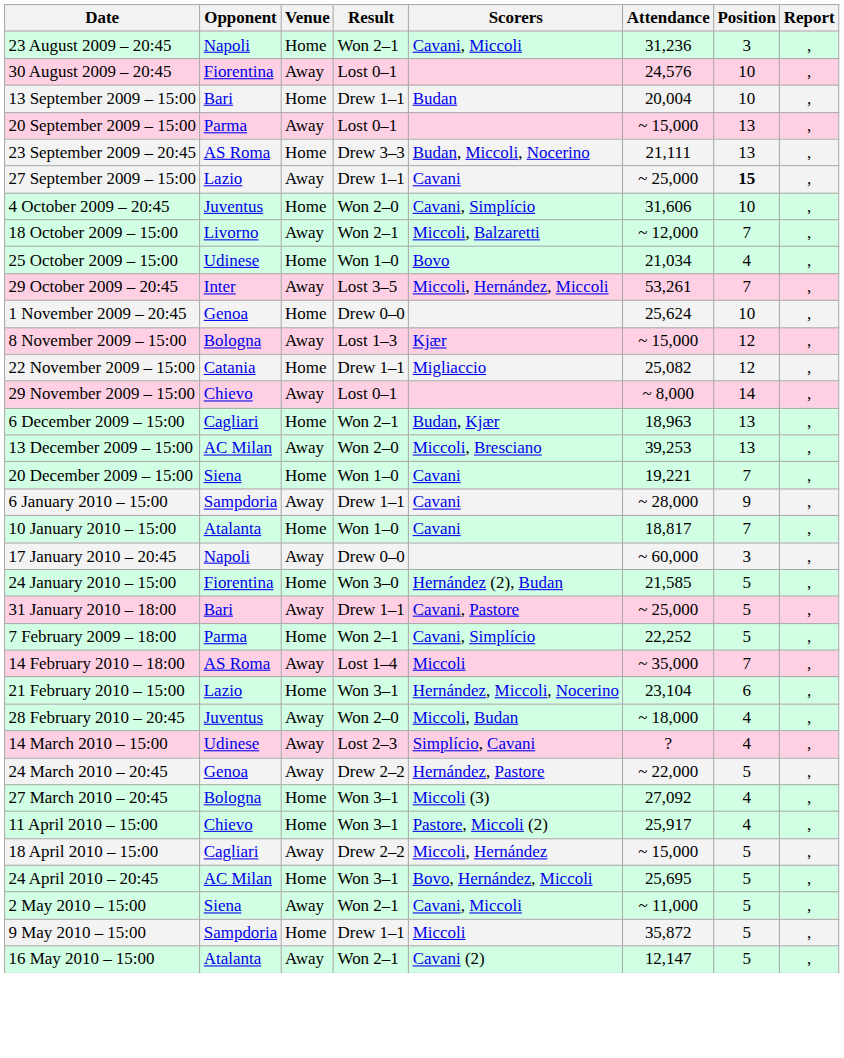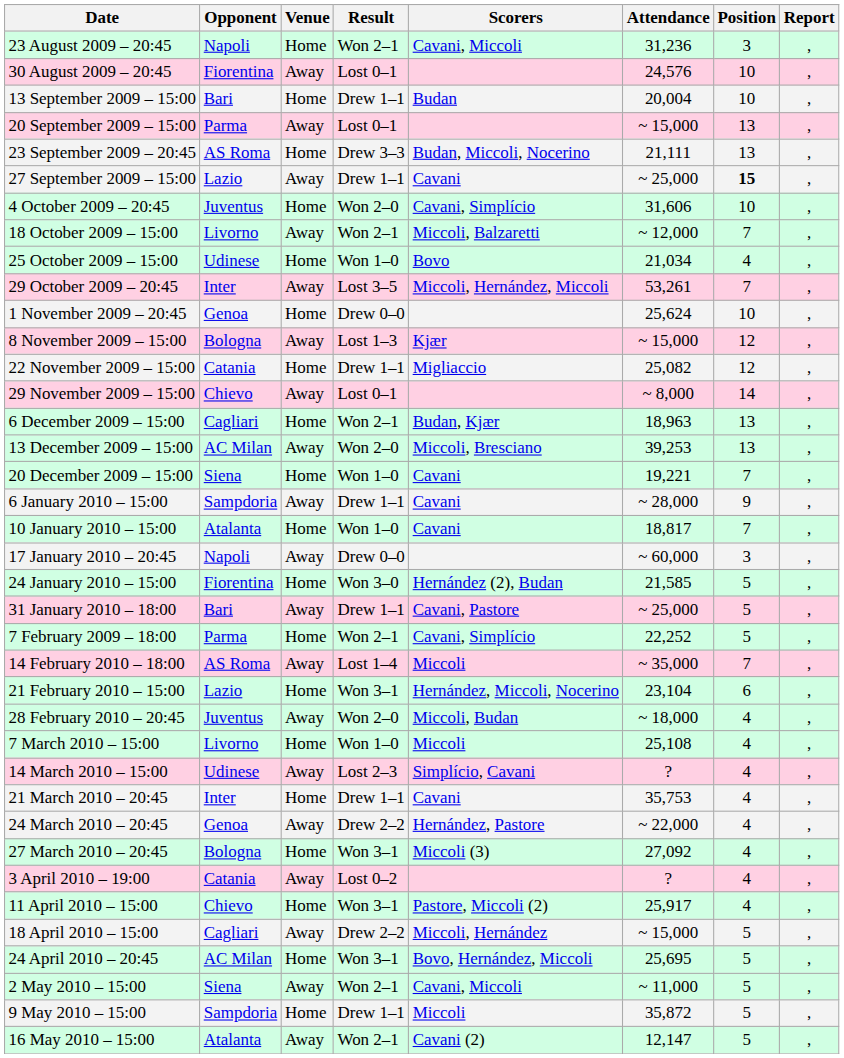+ row: (84, 744)
+ row: (88, 797)
(747, 771) 5 -> (747, 824) 4
+ row: (79, 878)
